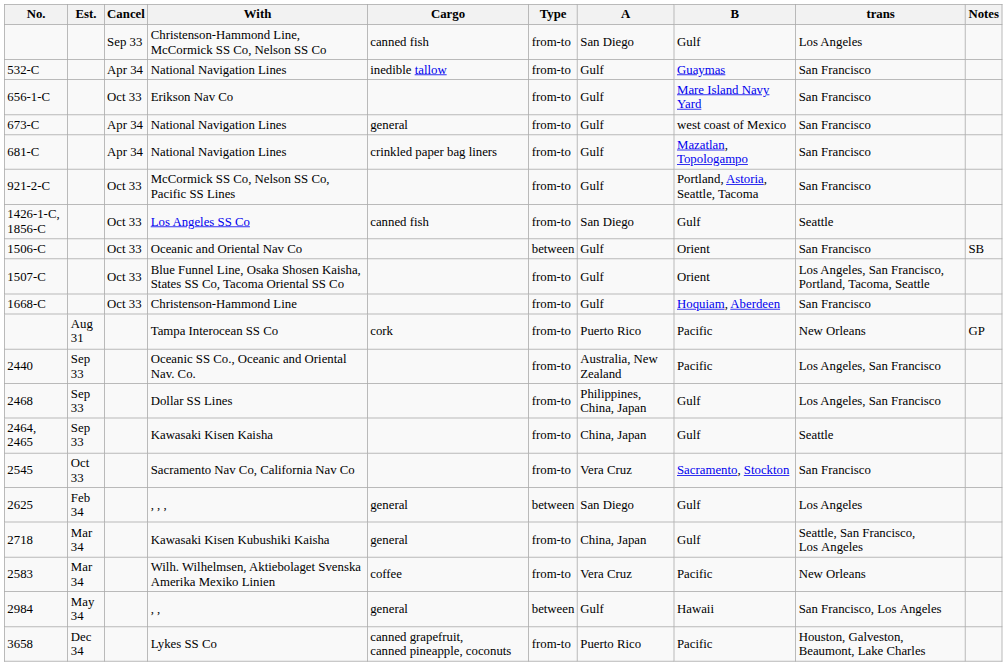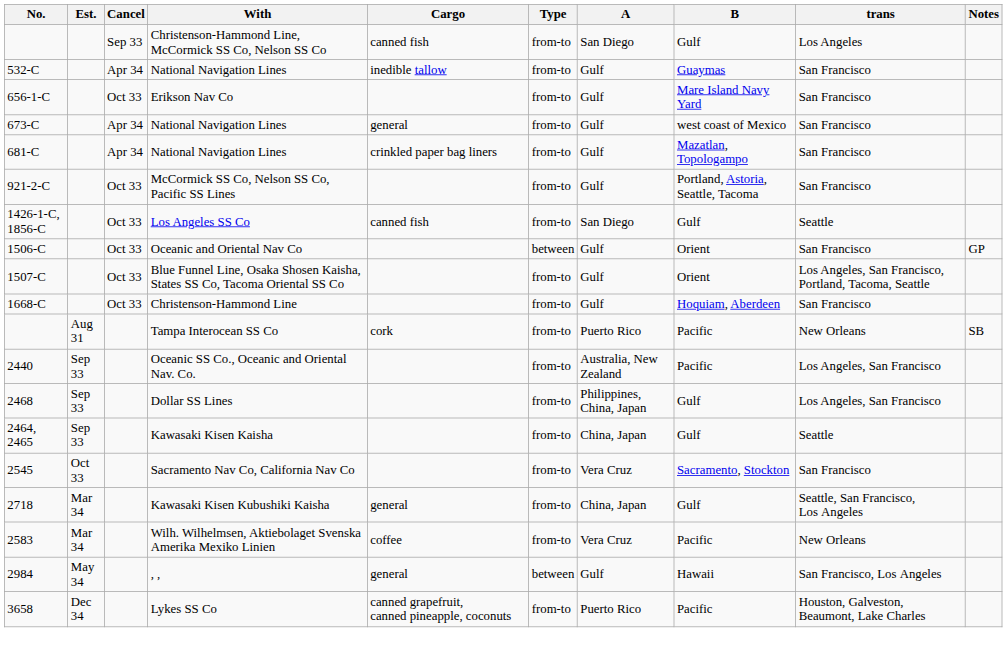(976, 249) SB -> (977, 249) GP
(977, 331) GP -> (976, 331) SB
- row: (20, 505)
